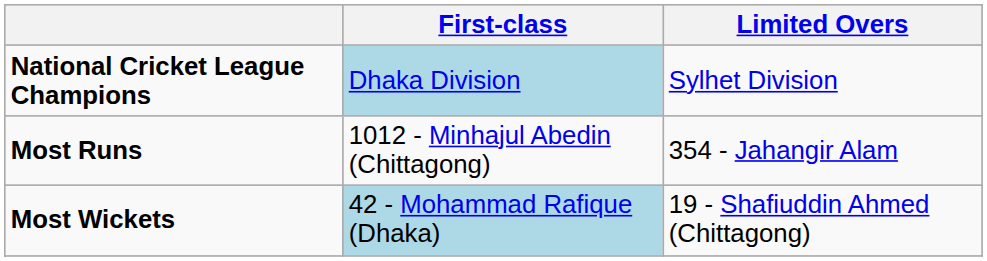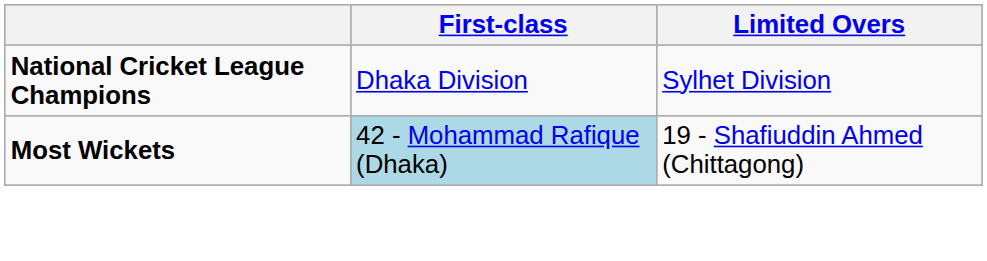(435, 80) lightblue background -> (442, 80) no background
- row: (77, 150)
